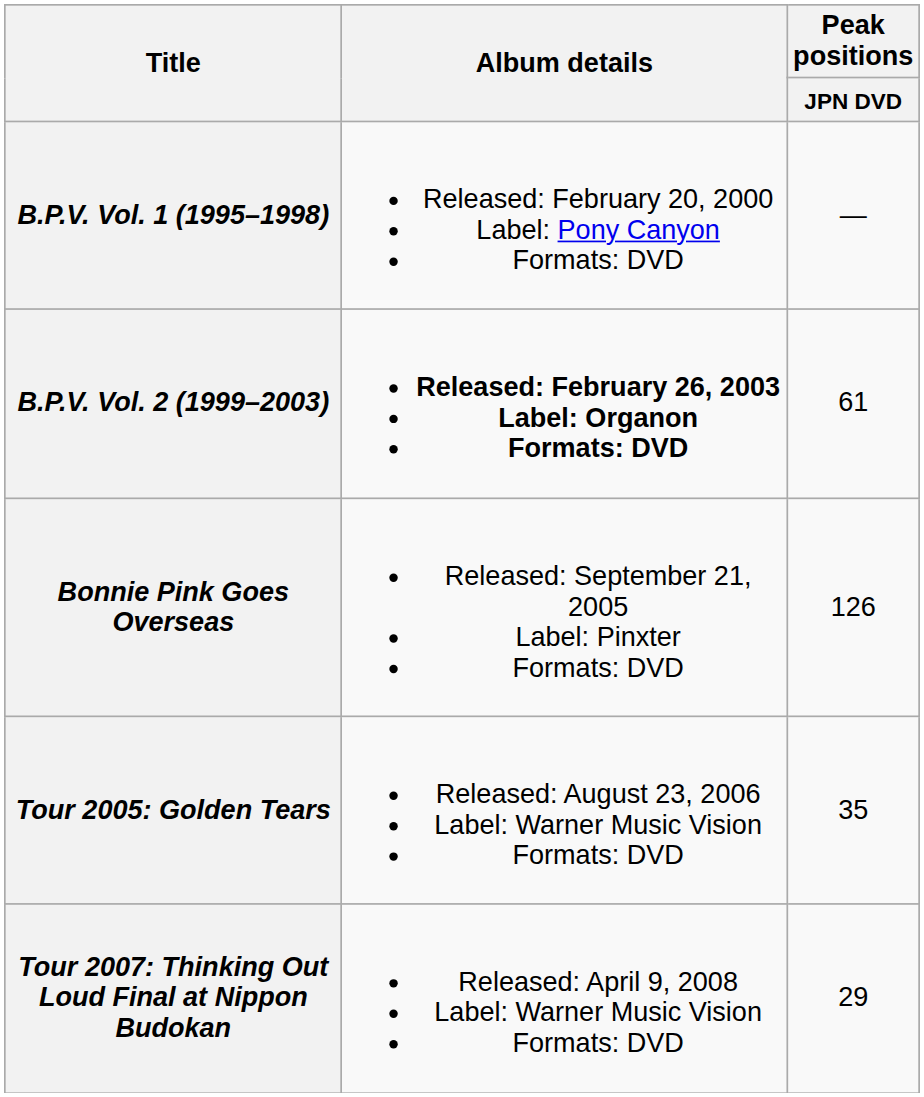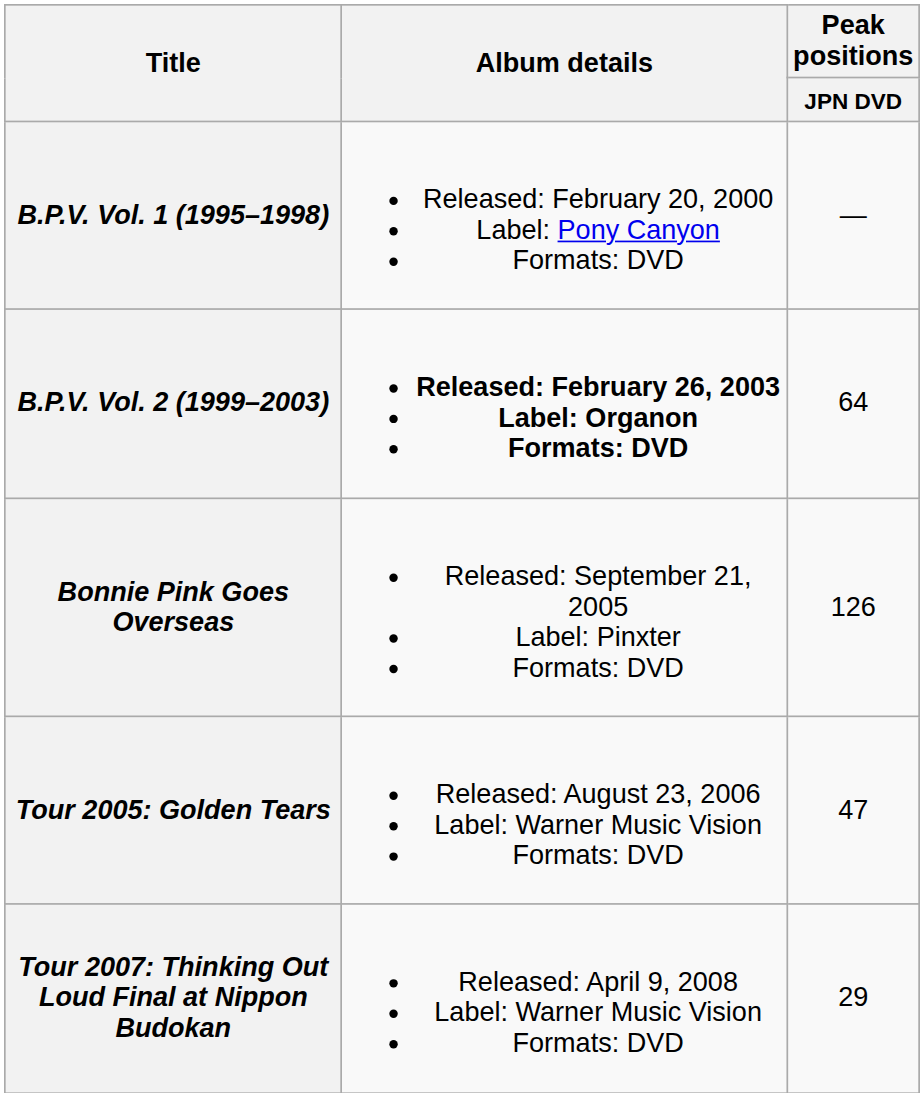(853, 403) 61 -> (853, 403) 64
(853, 809) 35 -> (853, 809) 47
